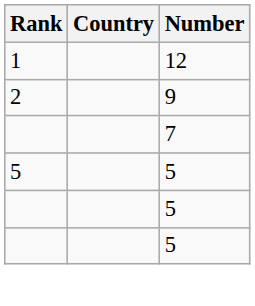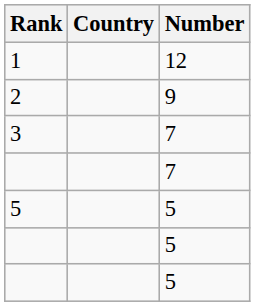+ row: (16, 134)
